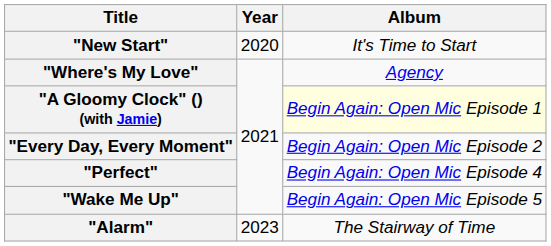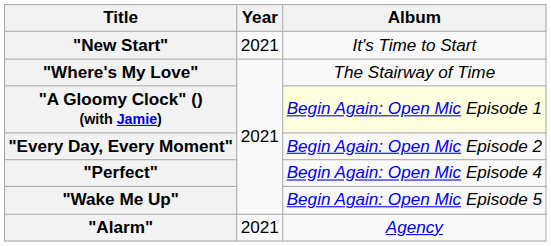(260, 45) 2020 -> (260, 45) 2021
(414, 72) Agency -> (414, 72) The Stairway of Time
(260, 227) 2023 -> (260, 227) 2021
(414, 227) The Stairway of Time -> (414, 227) Agency
